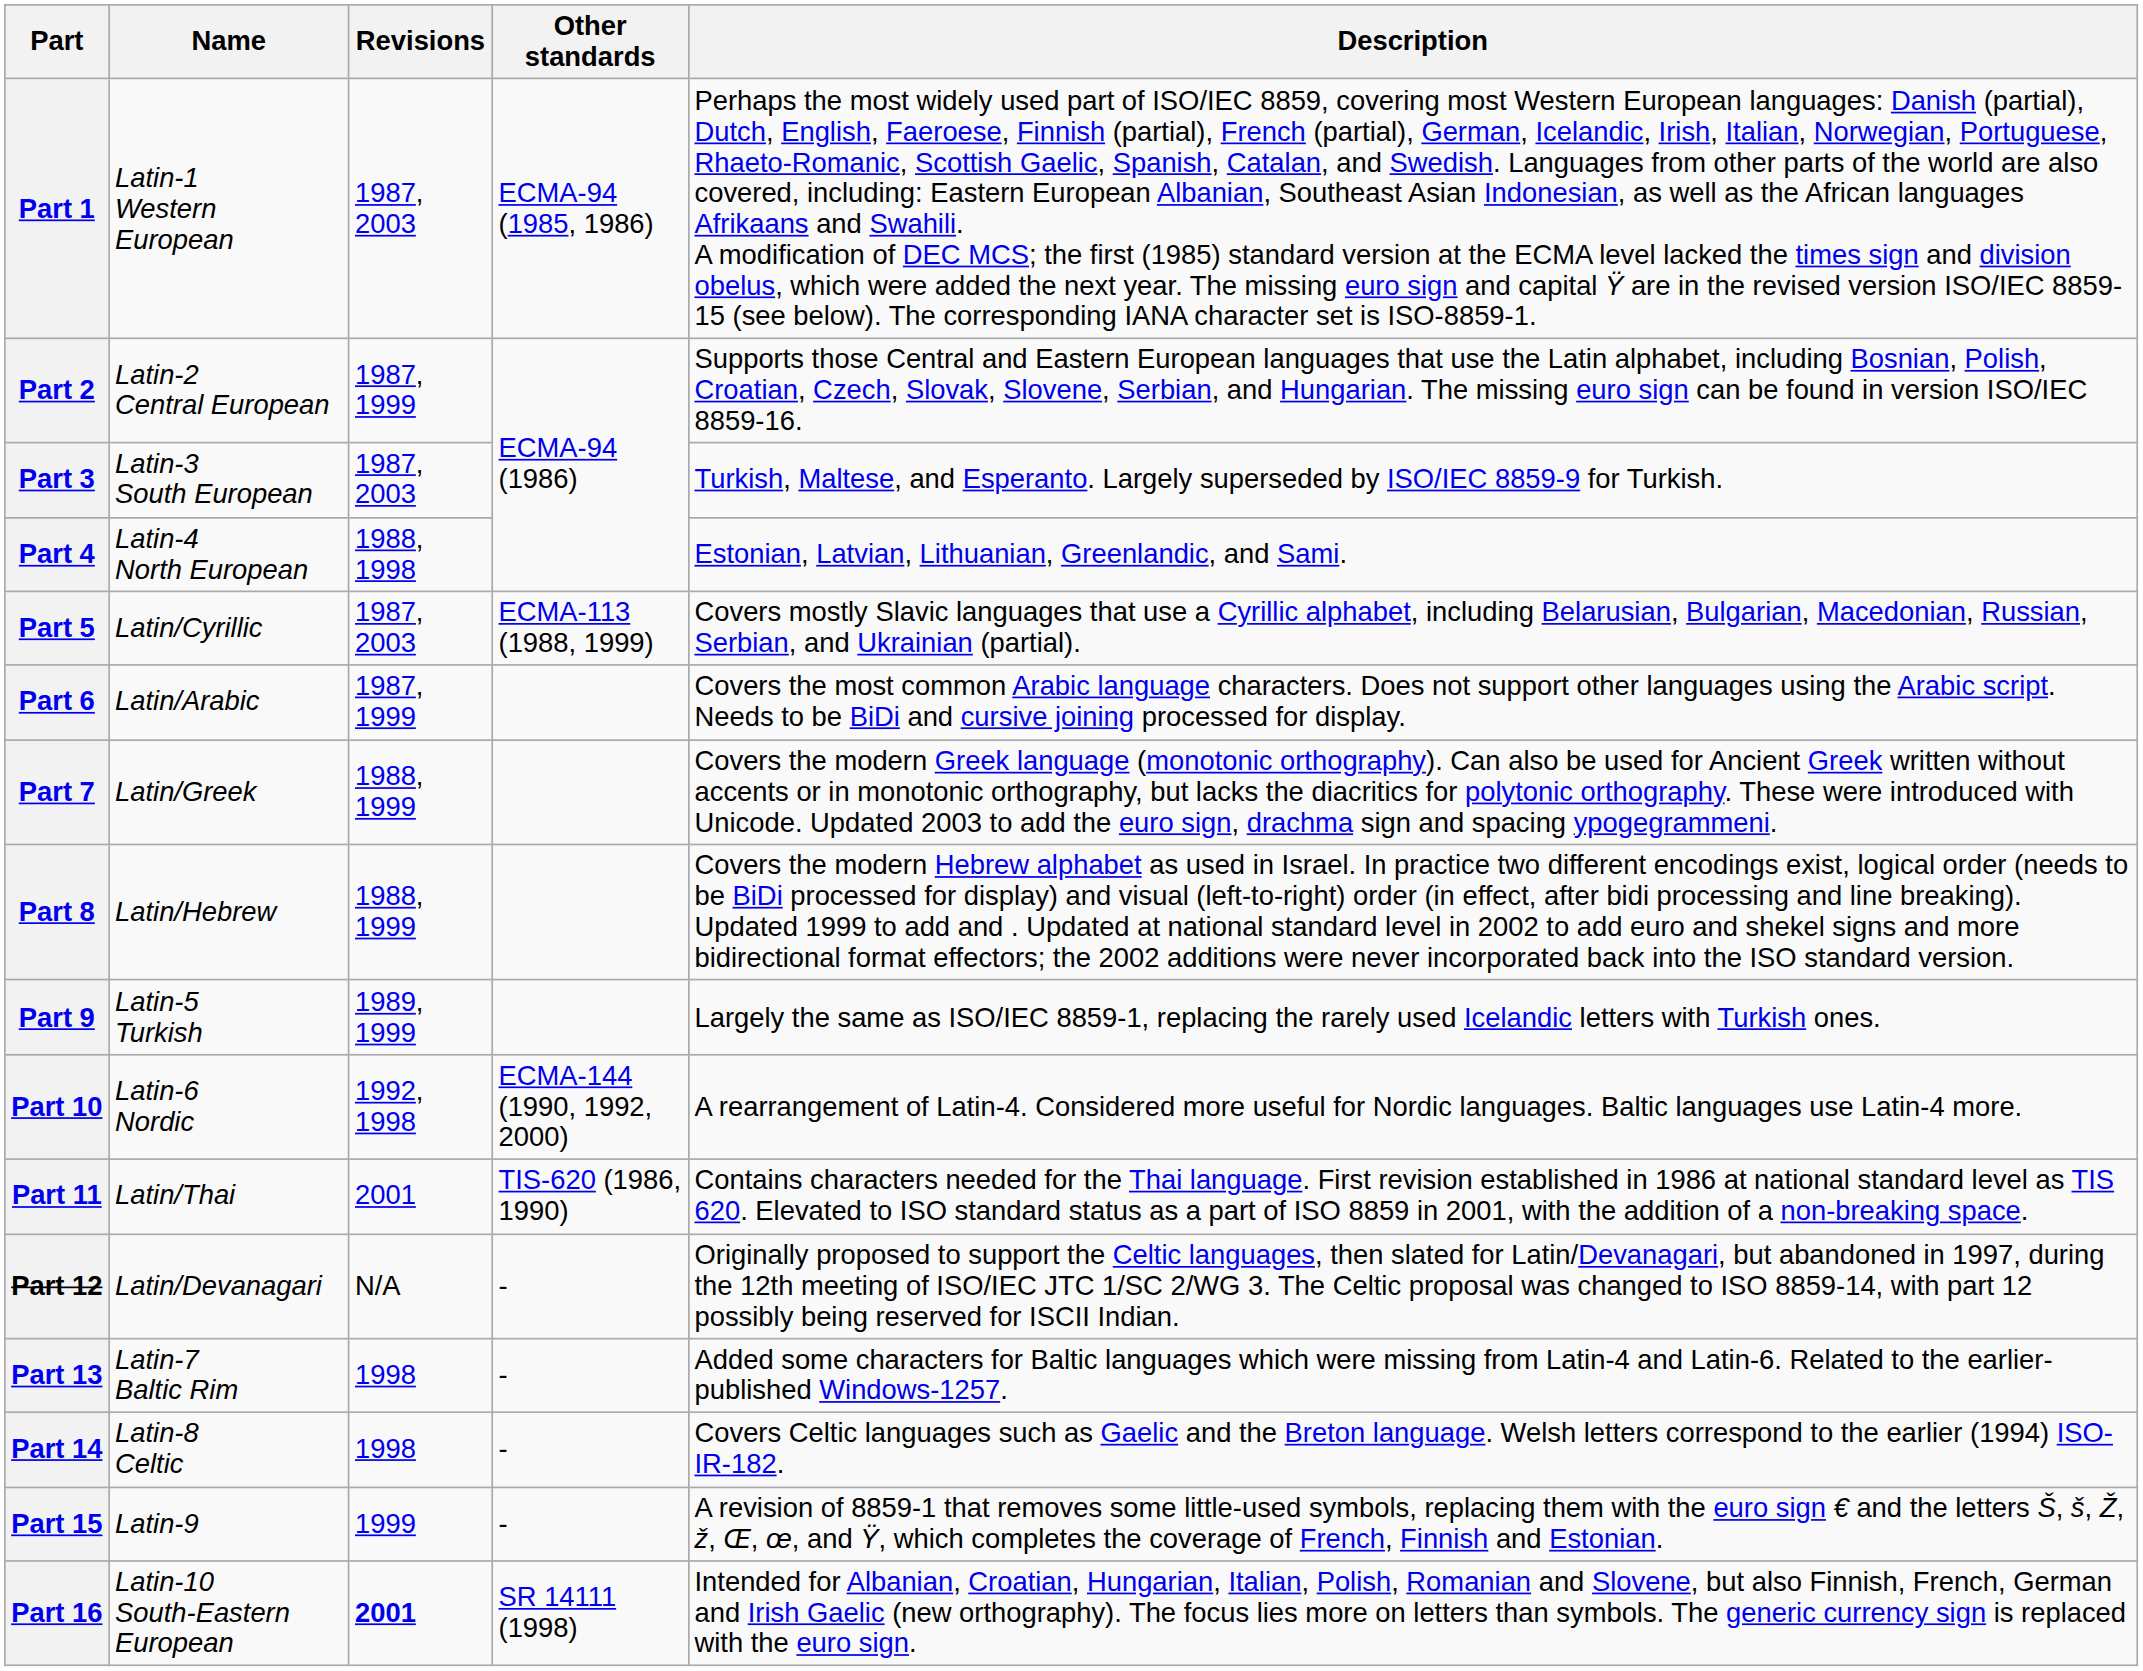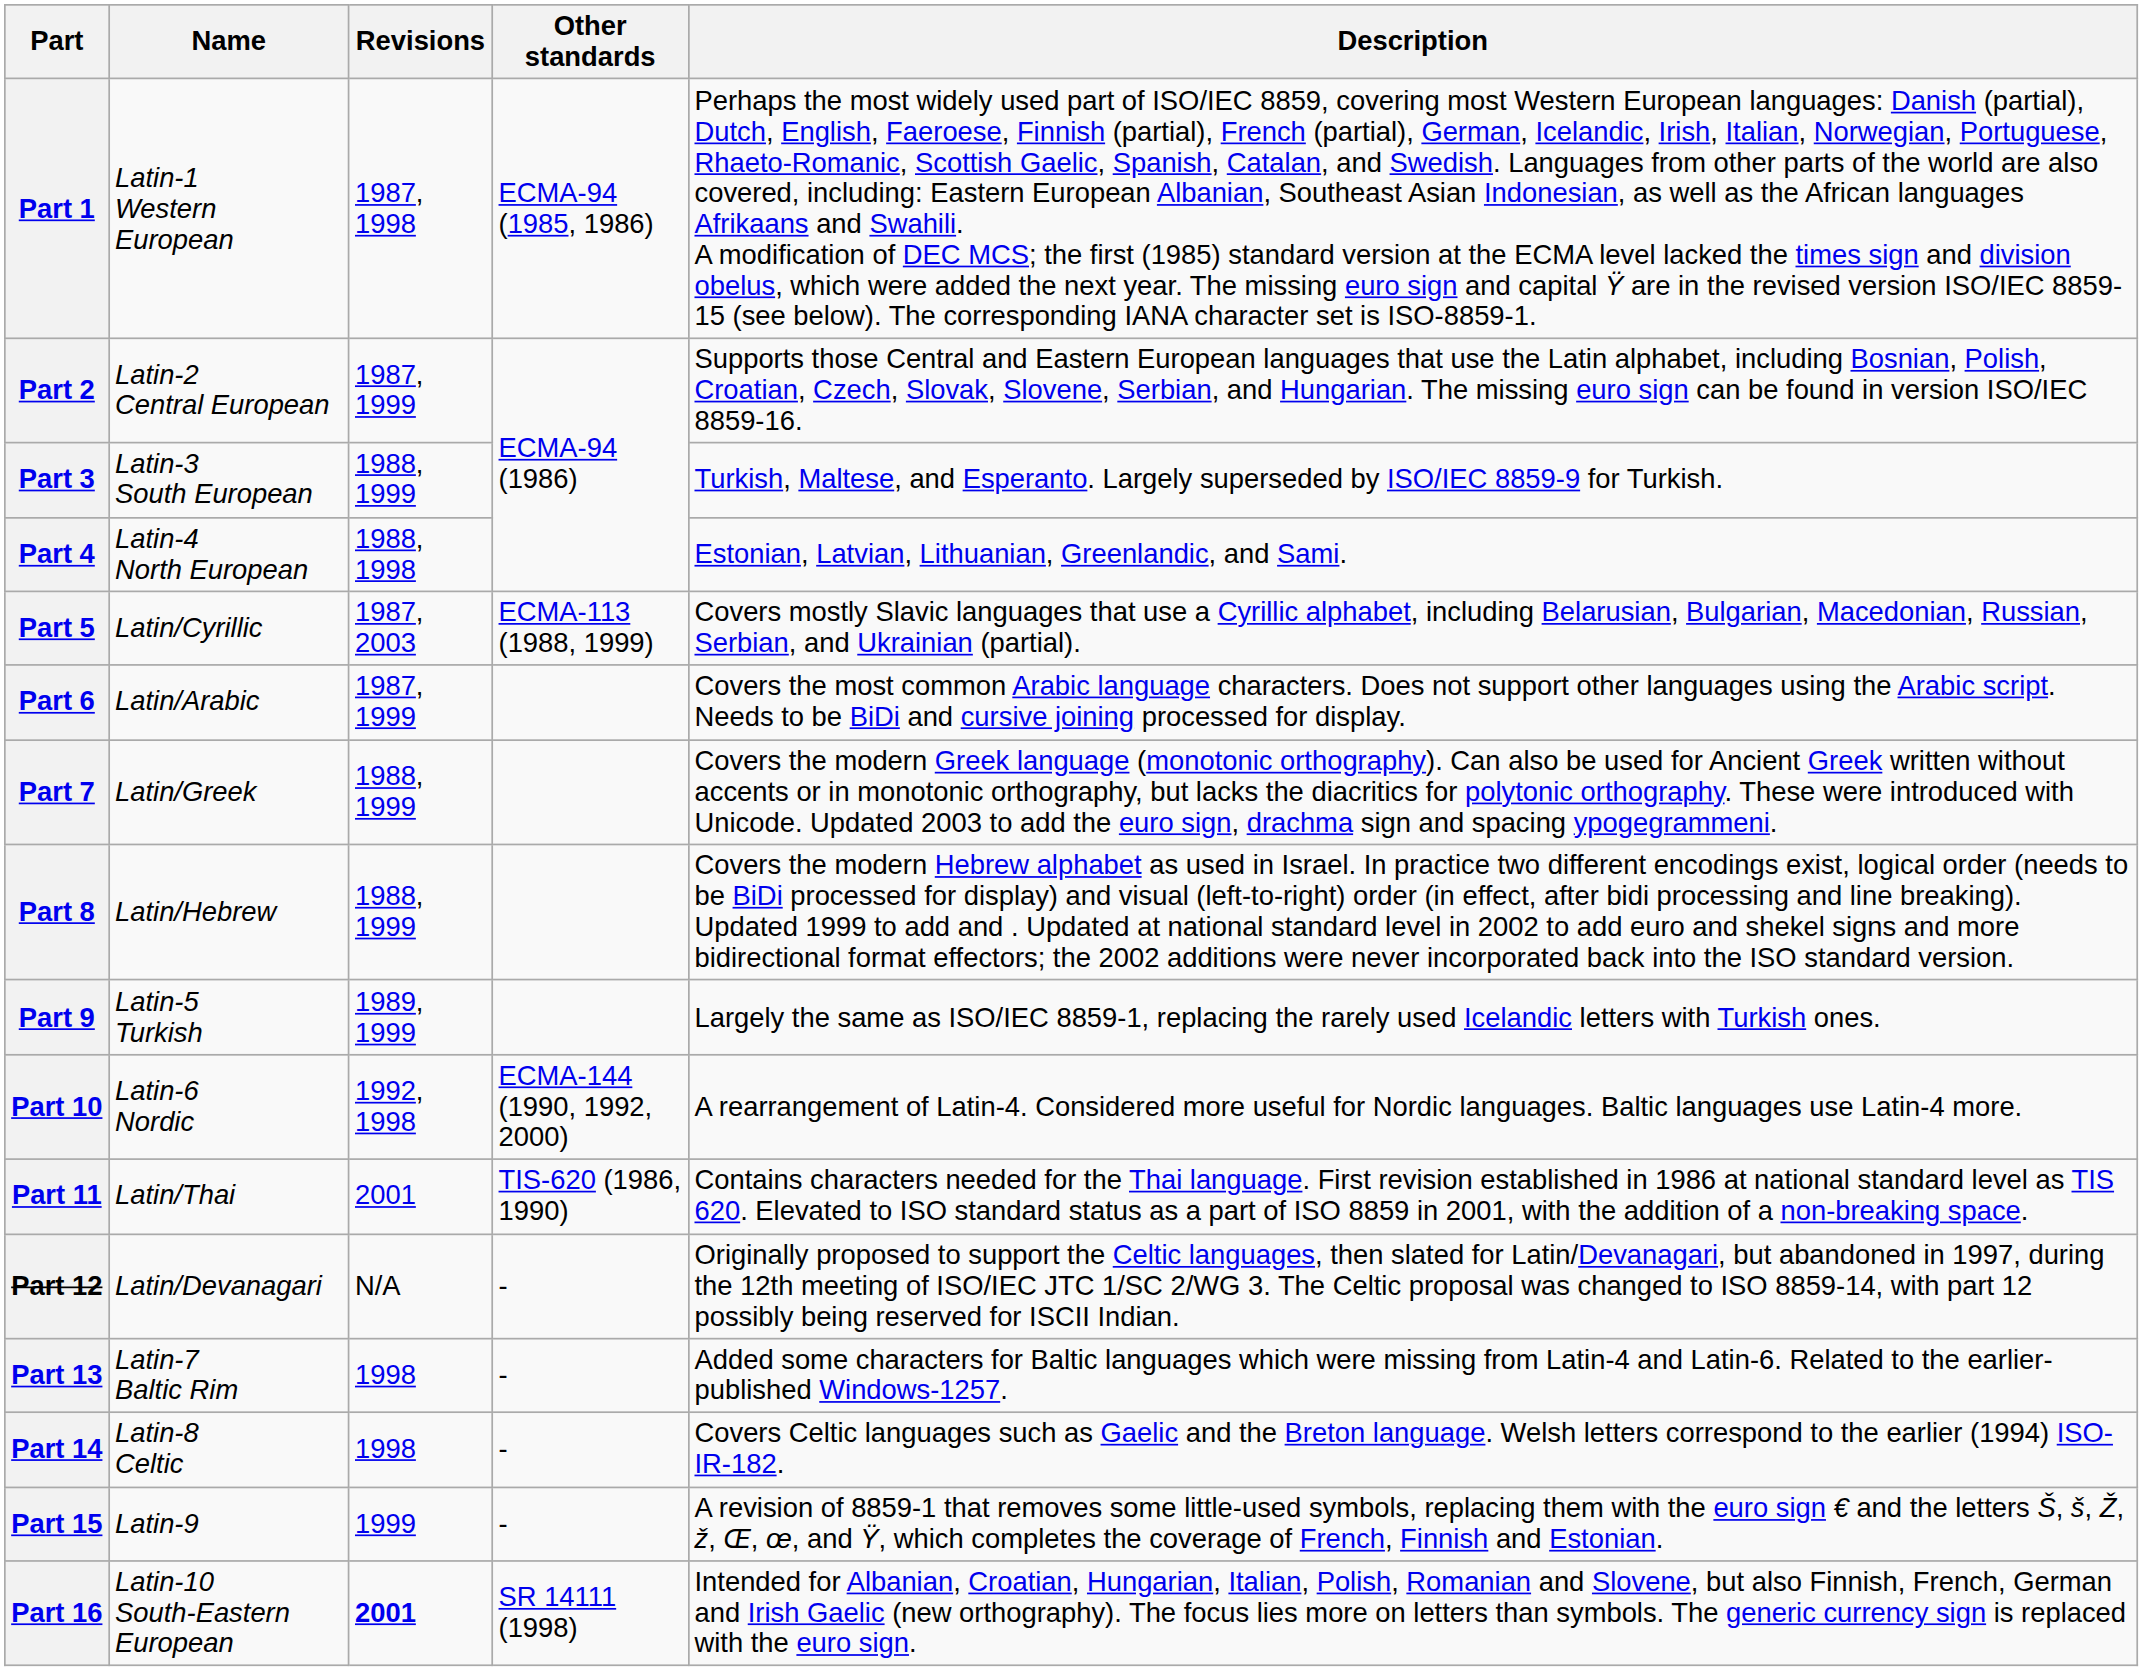(389, 208) 1987, 2003 -> (389, 208) 1987, 1998
(389, 479) 1987, 2003 -> (389, 479) 1988, 1999
